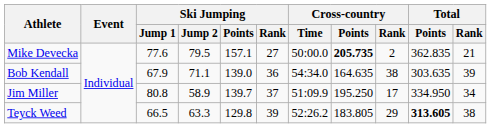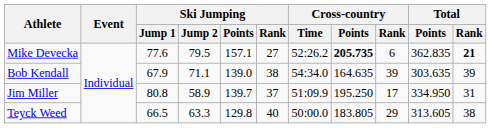(310, 53) 50:00.0 -> (310, 53) 52:26.2
(392, 53) 2 -> (392, 53) 6
(469, 53) normal -> (469, 53) bold
(273, 73) 36 -> (273, 73) 38
(392, 73) 38 -> (392, 73) 39
(469, 93) 34 -> (469, 93) 31
(273, 113) 39 -> (273, 113) 40
(310, 113) 52:26.2 -> (310, 113) 50:00.0
(431, 113) bold -> (431, 113) normal
